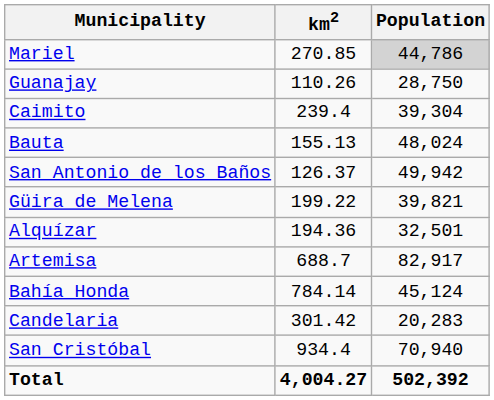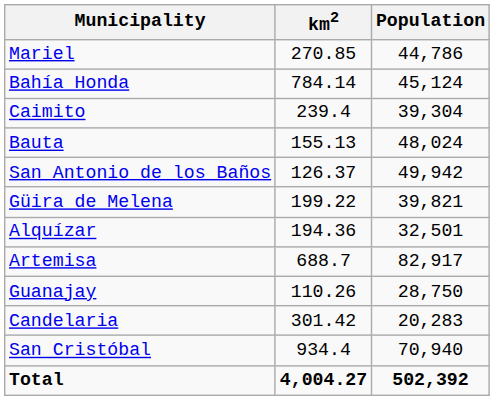(430, 54) lightgrey background -> (430, 54) no background
rows swapped: (53, 84) <-> (69, 291)
